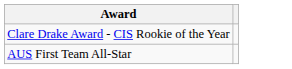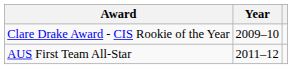+ column: (257, 14)
